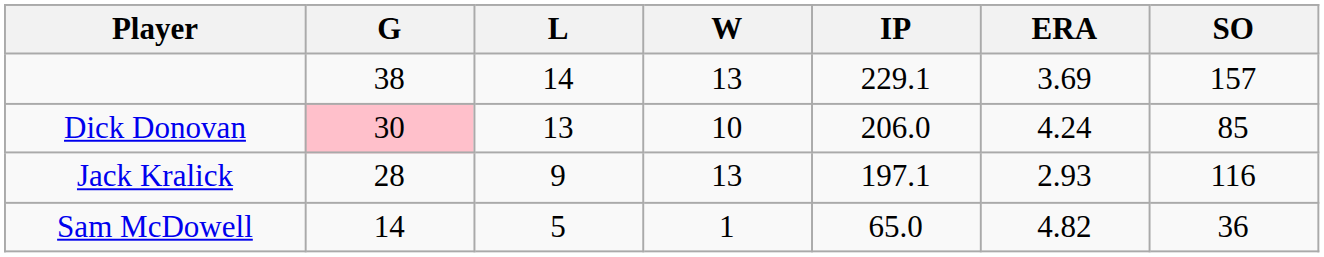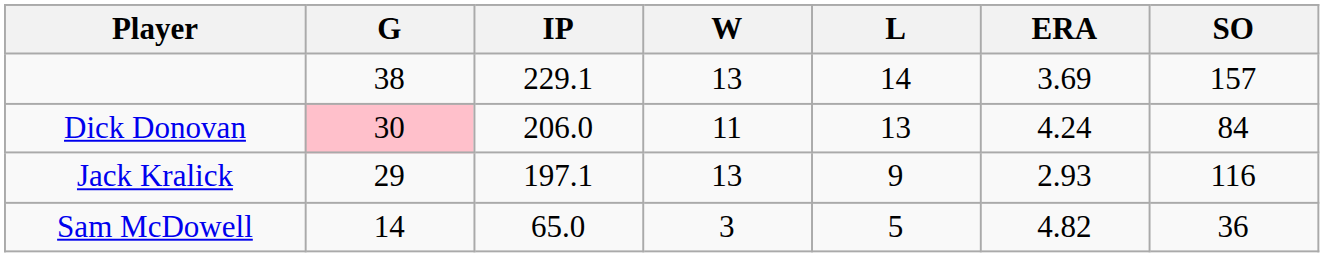columns swapped: (896, 29) <-> (558, 29)
(727, 127) 10 -> (727, 127) 11
(1233, 127) 85 -> (1233, 127) 84
(389, 176) 28 -> (389, 176) 29
(727, 226) 1 -> (727, 226) 3
